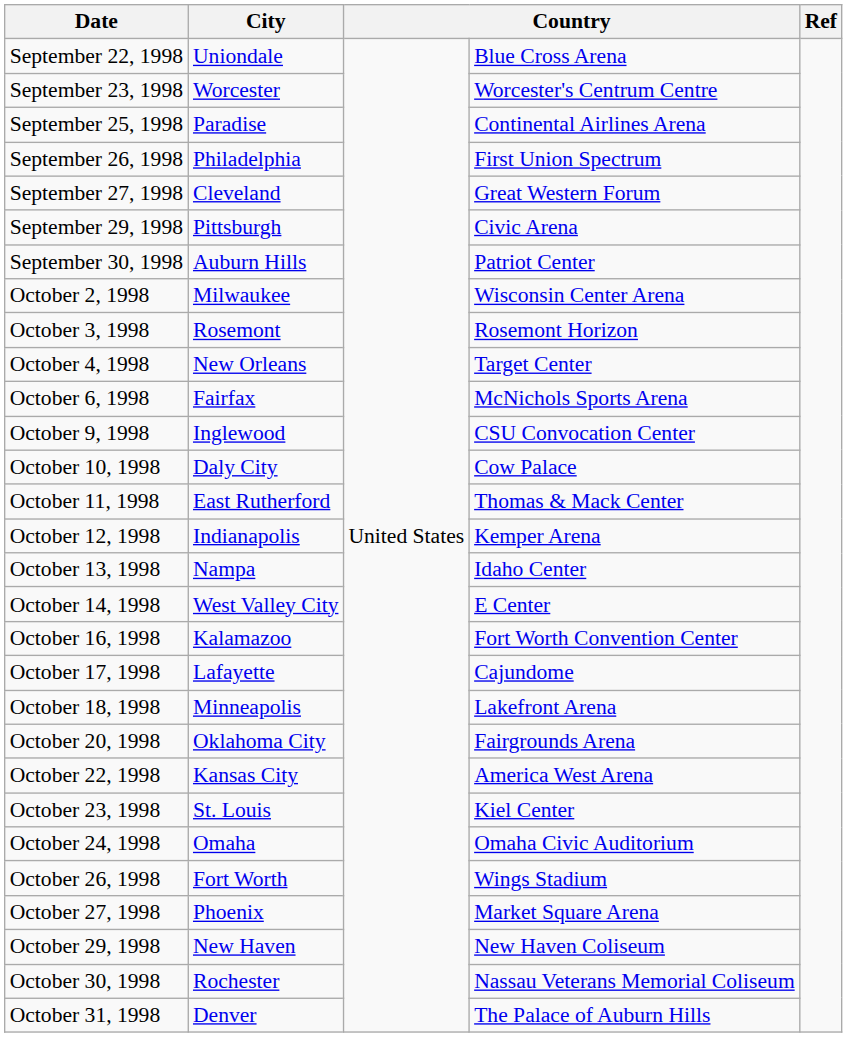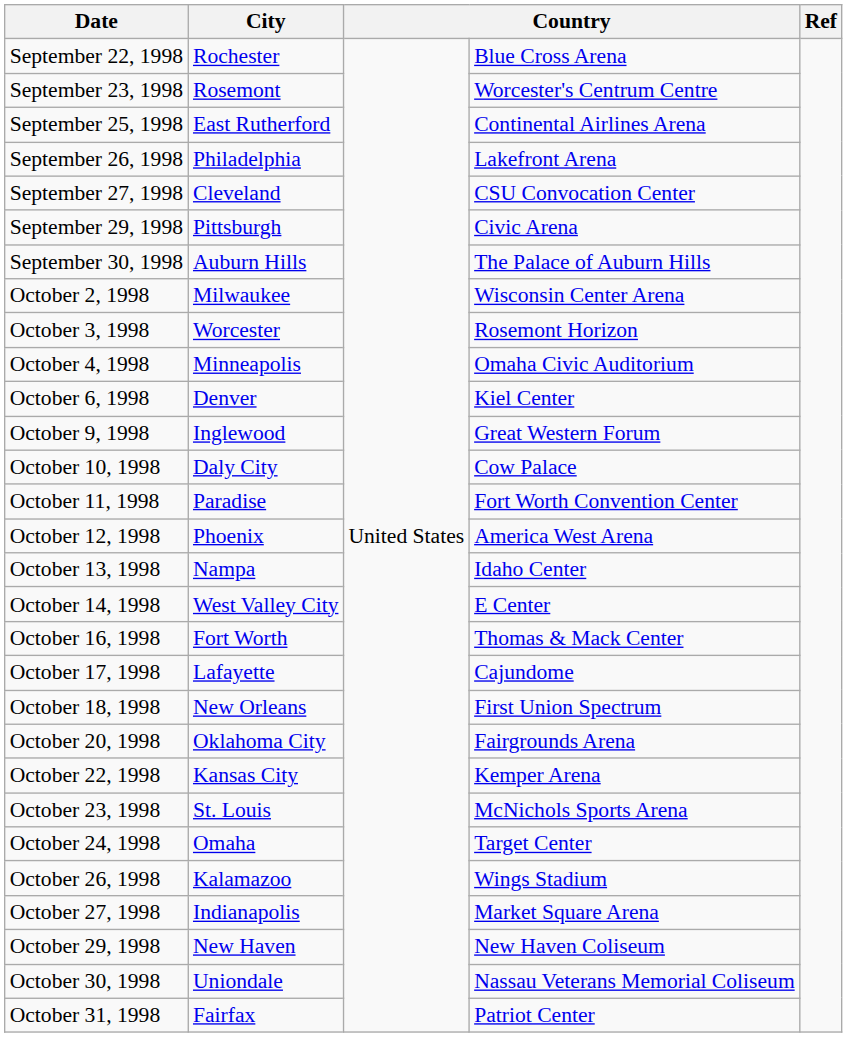(238, 55) Uniondale -> (236, 55) Rochester
(236, 90) Worcester -> (237, 90) Rosemont
(230, 124) Paradise -> (262, 124) East Rutherford
(568, 158) First Union Spectrum -> (545, 158) Lakefront Arena
(567, 192) Great Western Forum -> (585, 192) CSU Convocation Center
(534, 261) Patriot Center -> (592, 261) The Palace of Auburn Hills
(237, 329) Rosemont -> (236, 329) Worcester
(250, 364) New Orleans -> (247, 364) Minneapolis
(533, 364) Target Center -> (584, 364) Omaha Civic Auditorium
(224, 398) Fairfax -> (225, 398) Denver
(581, 398) McNichols Sports Arena -> (524, 398) Kiel Center
(585, 432) CSU Convocation Center -> (567, 432) Great Western Forum
(262, 501) East Rutherford -> (230, 501) Paradise
(579, 501) Thomas & Mack Center -> (606, 501) Fort Worth Convention Center
(246, 535) Indianapolis -> (228, 535) Phoenix
(537, 535) Kemper Arena -> (564, 535) America West Arena
(242, 638) Kalamazoo -> (240, 638) Fort Worth
(606, 638) Fort Worth Convention Center -> (579, 638) Thomas & Mack Center
(247, 706) Minneapolis -> (250, 706) New Orleans
(545, 706) Lakefront Arena -> (568, 706) First Union Spectrum
(564, 775) America West Arena -> (537, 775) Kemper Arena
(524, 809) Kiel Center -> (581, 809) McNichols Sports Arena
(584, 843) Omaha Civic Auditorium -> (533, 843) Target Center
(240, 878) Fort Worth -> (242, 878) Kalamazoo
(228, 912) Phoenix -> (246, 912) Indianapolis
(236, 980) Rochester -> (238, 980) Uniondale
(225, 1015) Denver -> (224, 1015) Fairfax
(592, 1015) The Palace of Auburn Hills -> (534, 1015) Patriot Center
